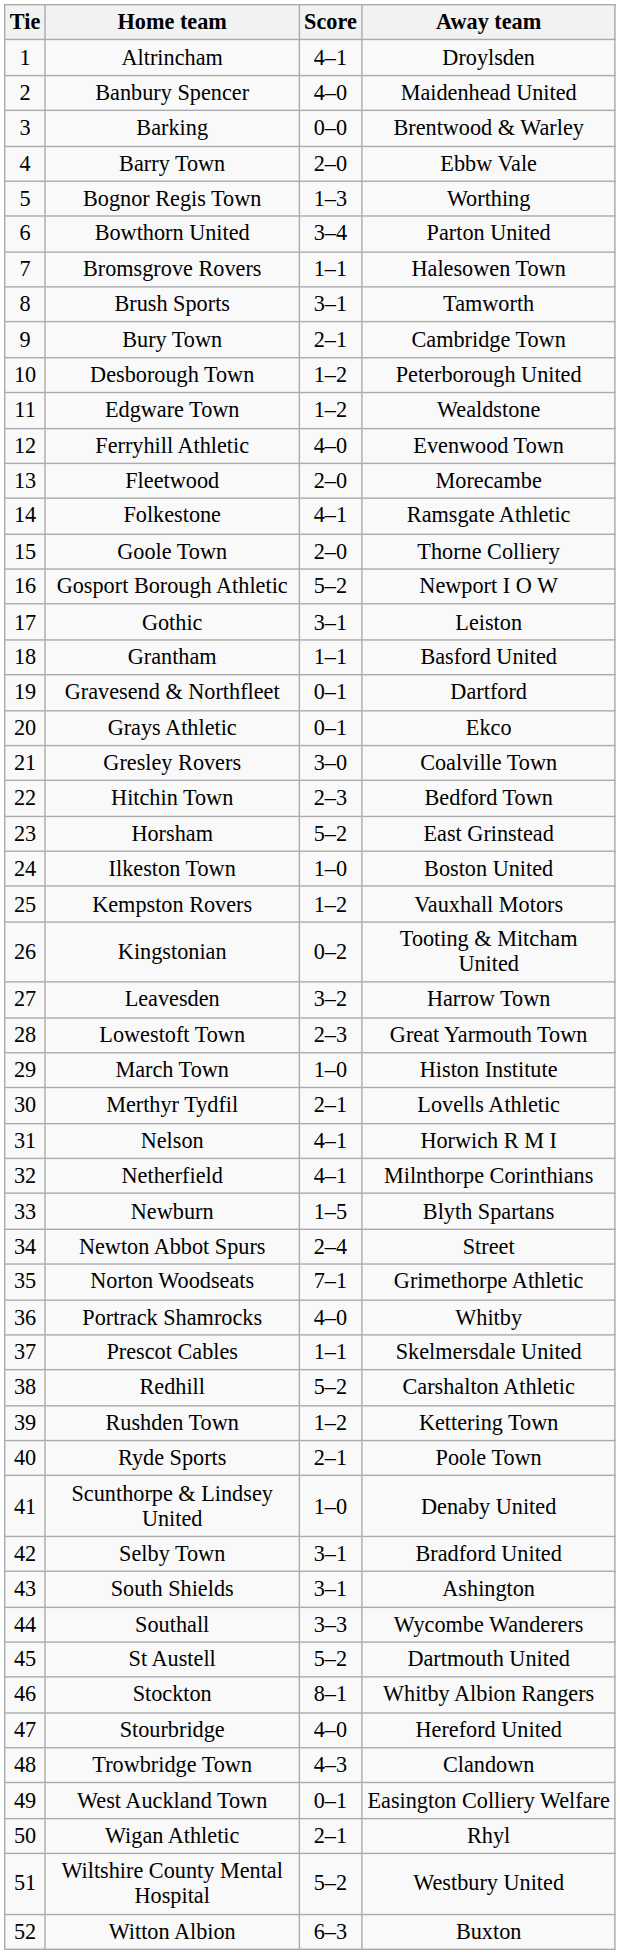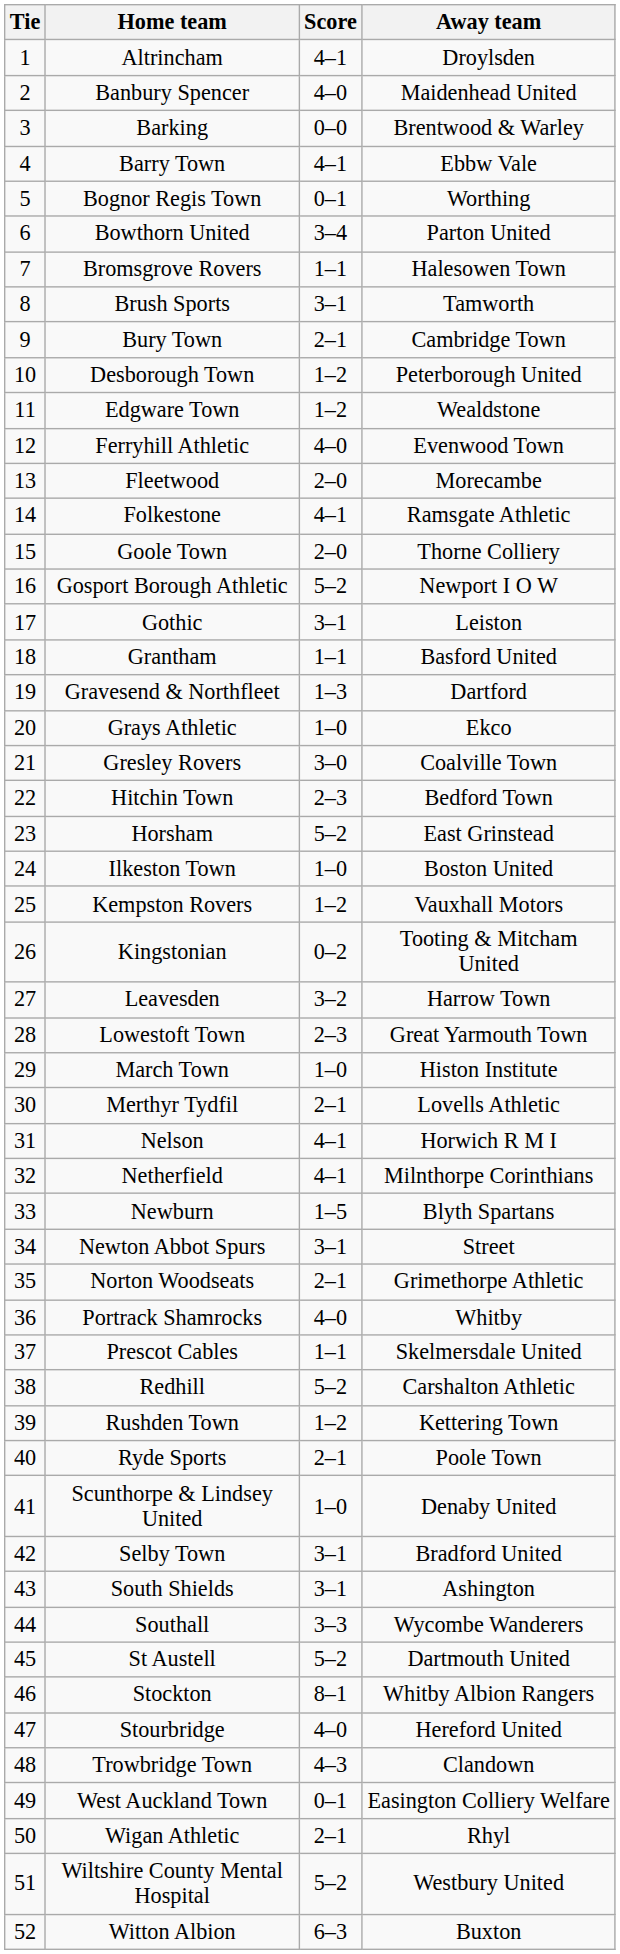(330, 163) 2–0 -> (330, 163) 4–1
(330, 198) 1–3 -> (330, 198) 0–1
(330, 692) 0–1 -> (330, 692) 1–3
(330, 727) 0–1 -> (330, 727) 1–0
(330, 1246) 2–4 -> (330, 1246) 3–1
(330, 1281) 7–1 -> (330, 1281) 2–1
